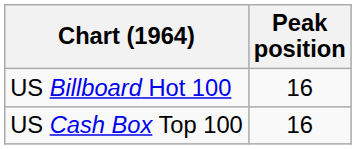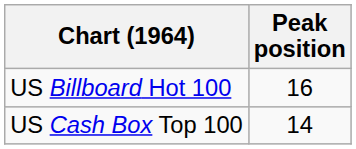(300, 125) 16 -> (300, 125) 14
